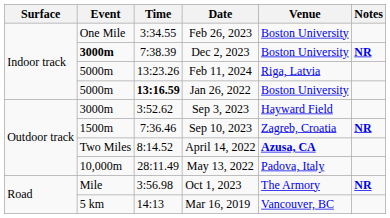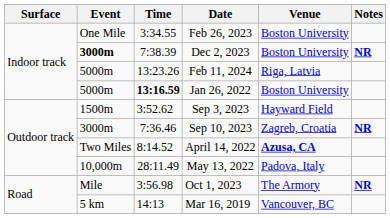(96, 109) 3000m -> (96, 109) 1500m
(96, 128) 1500m -> (96, 128) 3000m
